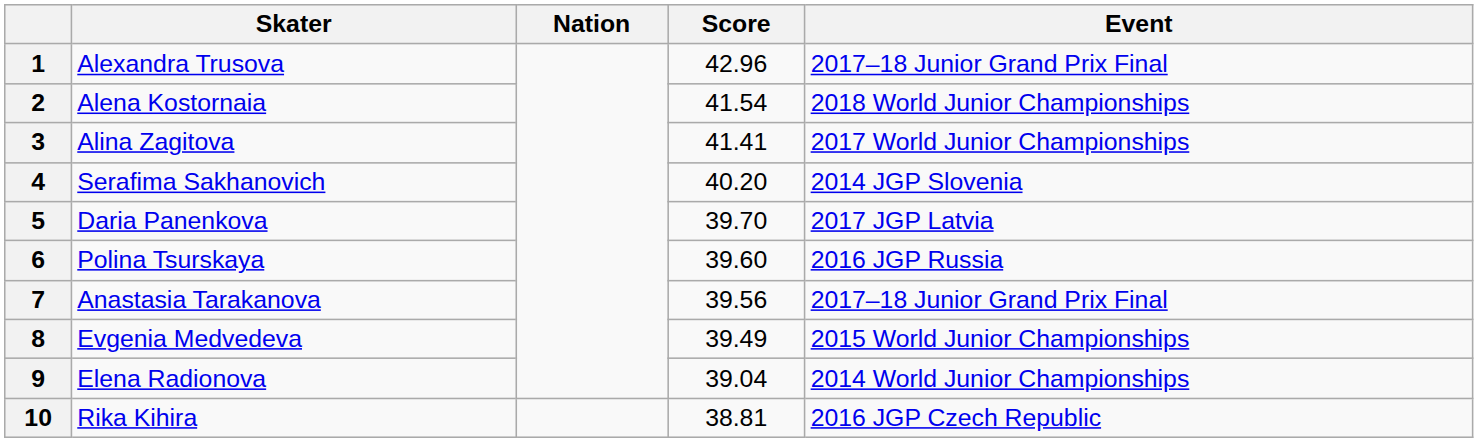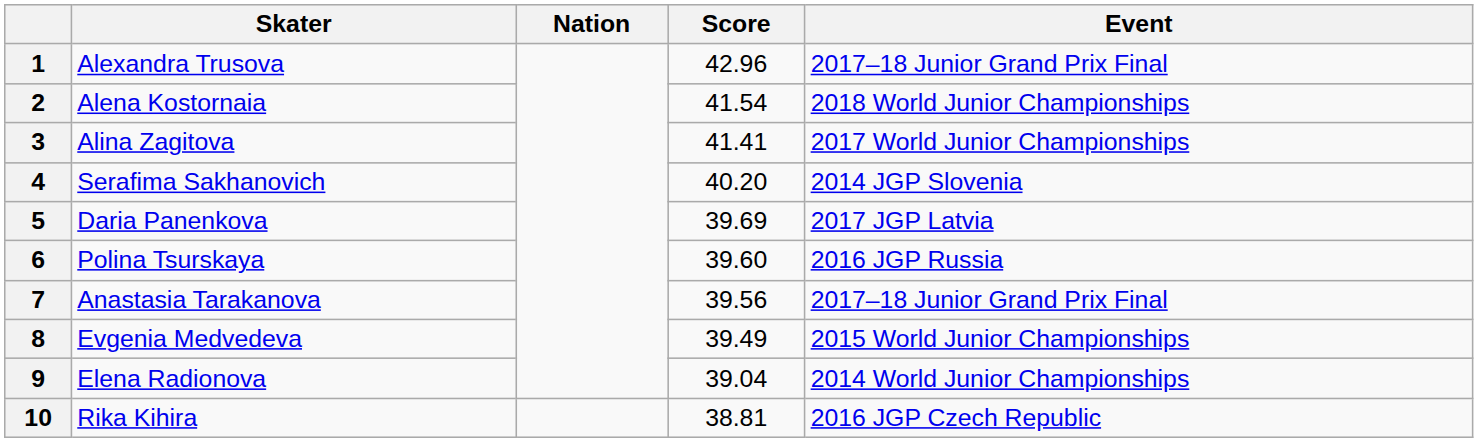(736, 220) 39.70 -> (736, 220) 39.69
